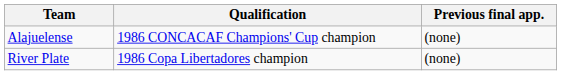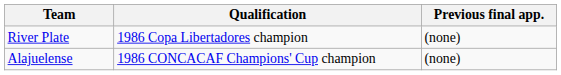rows swapped: (38, 59) <-> (40, 37)
